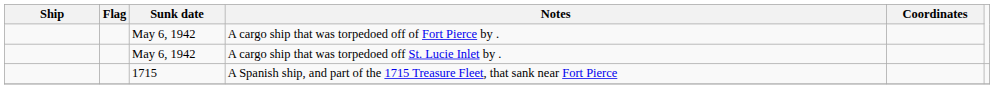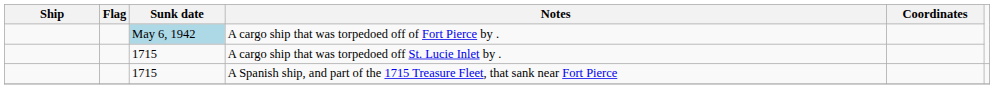(164, 34) no background -> (164, 34) lightblue background
(164, 53) May 6, 1942 -> (145, 53) 1715
